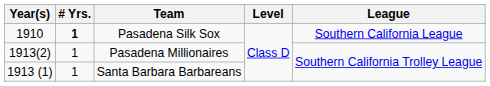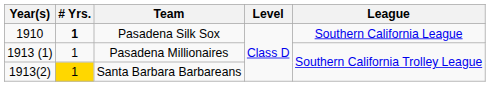(30, 53) 1913(2) -> (30, 53) 1913 (1)
(30, 72) 1913 (1) -> (30, 72) 1913(2)
(75, 72) no background -> (75, 72) gold background
